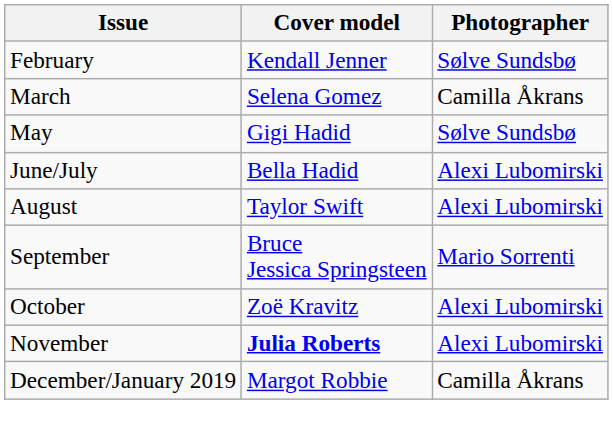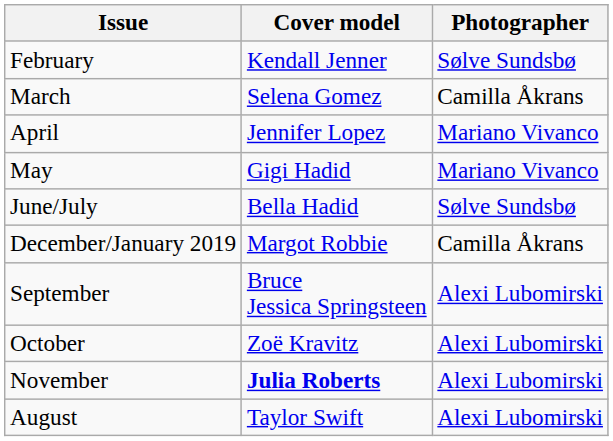+ row: (35, 133)
(507, 133) Sølve Sundsbø -> (518, 170) Mariano Vivanco
(520, 170) Alexi Lubomirski -> (507, 206) Sølve Sundsbø
rows swapped: (44, 206) <-> (123, 380)
(506, 256) Mario Sorrenti -> (520, 293) Alexi Lubomirski
